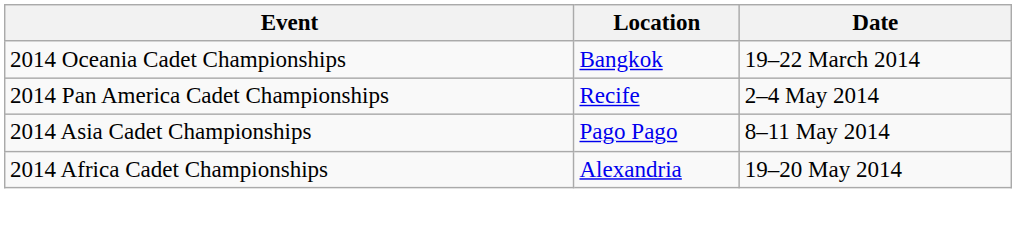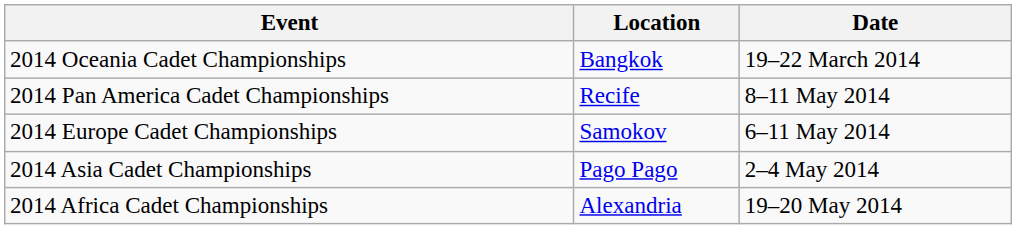(812, 95) 2–4 May 2014 -> (817, 95) 8–11 May 2014
+ row: (174, 132)
(817, 132) 8–11 May 2014 -> (812, 168) 2–4 May 2014
